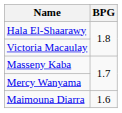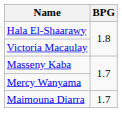(104, 99) 1.6 -> (104, 99) 1.7
